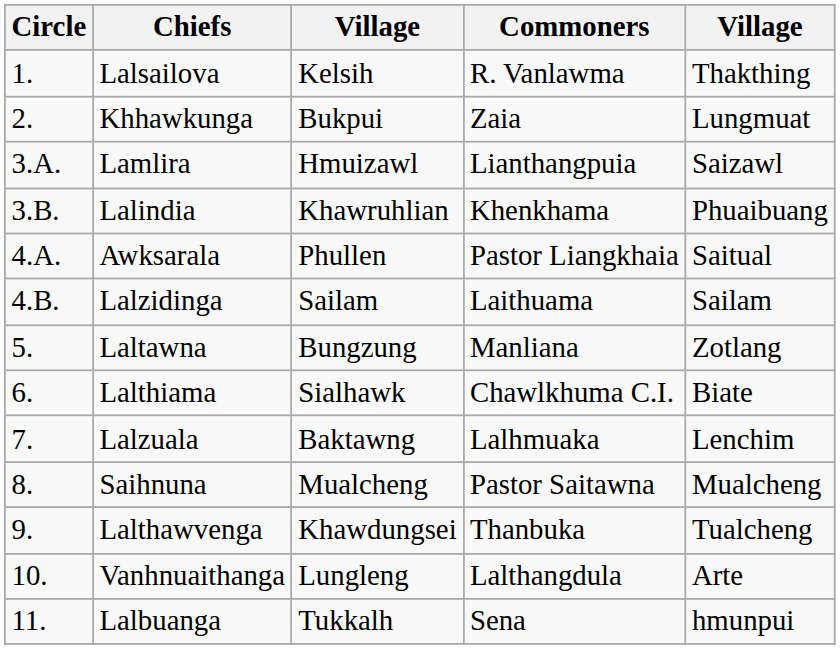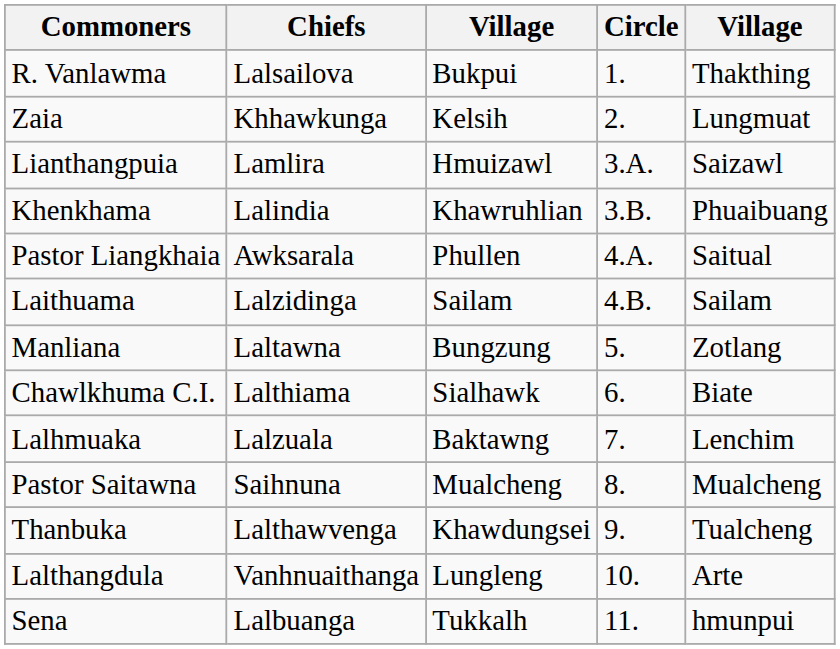columns swapped: (49, 27) <-> (574, 27)
(336, 73) Kelsih -> (475, 73) Bukpui
(341, 118) Bukpui -> (470, 118) Kelsih
